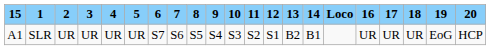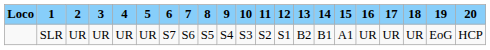columns swapped: (340, 14) <-> (15, 14)
